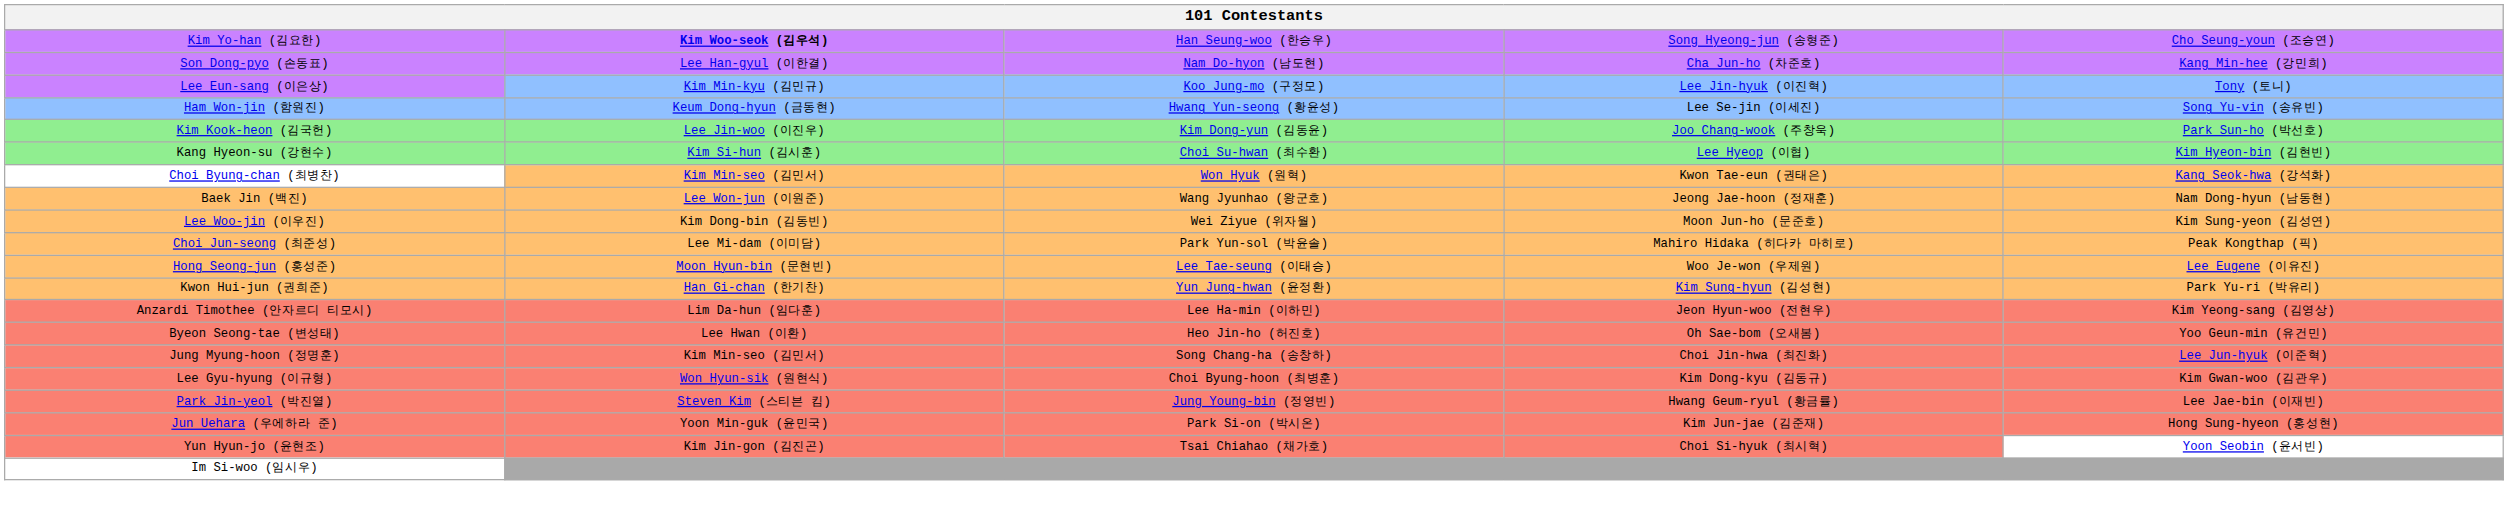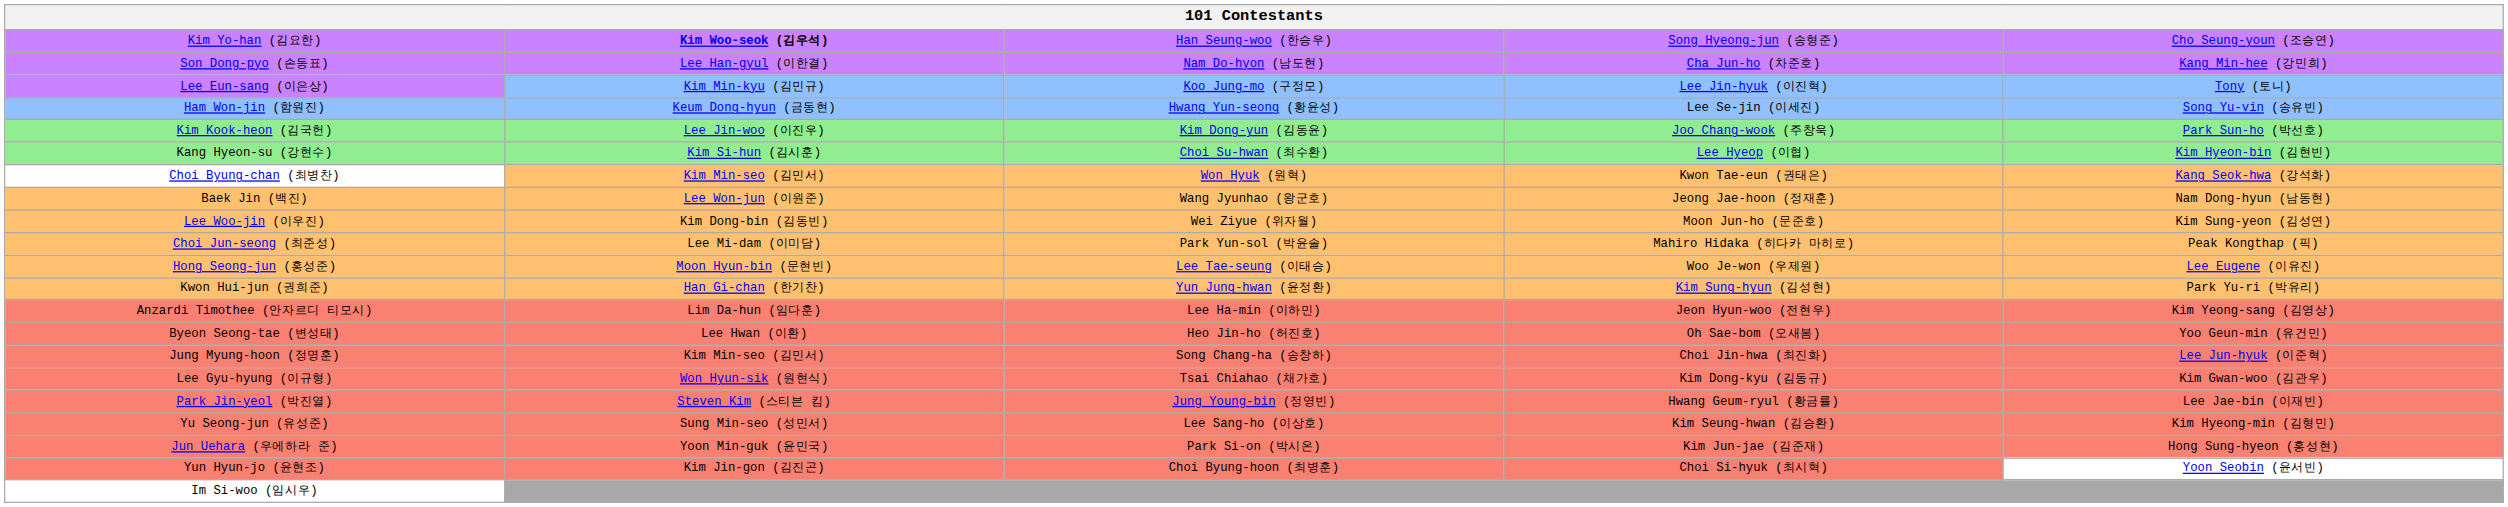(1254, 379) Choi Byung-hoon (최병훈) -> (1254, 379) Tsai Chiahao (채가호)
+ row: (254, 424)
(1254, 446) Tsai Chiahao (채가호) -> (1254, 469) Choi Byung-hoon (최병훈)
